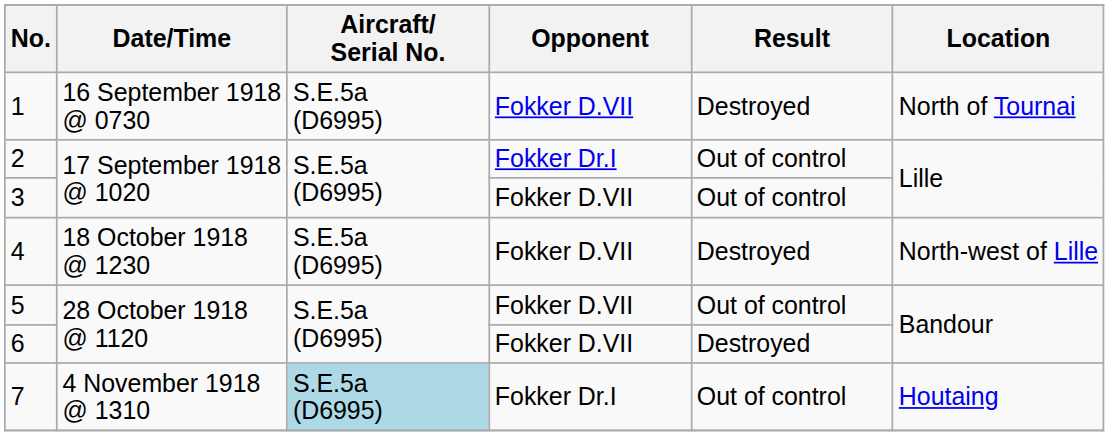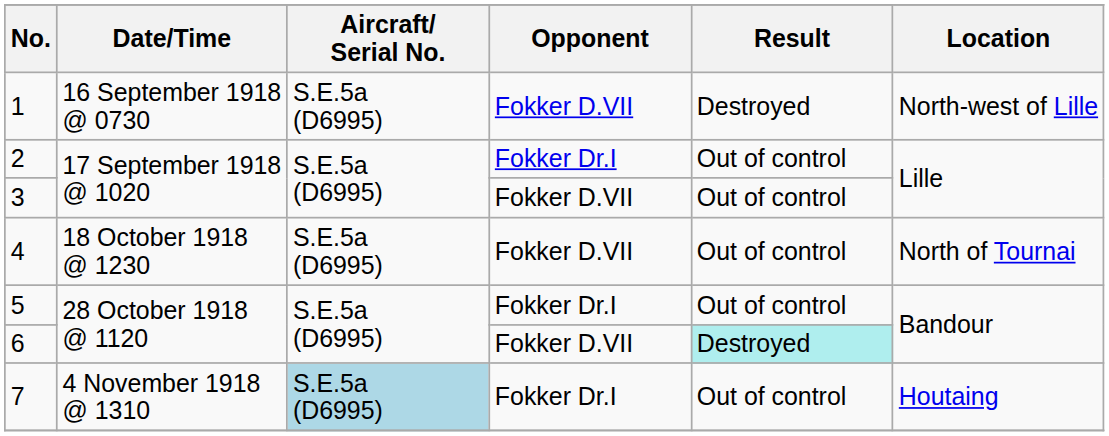(987, 106) North of Tournai -> (998, 106) North-west of Lille
(754, 252) Destroyed -> (772, 252) Out of control
(998, 252) North-west of Lille -> (987, 252) North of Tournai
(564, 305) Fokker D.VII -> (556, 305) Fokker Dr.I
(754, 344) no background -> (754, 344) paleturquoise background
